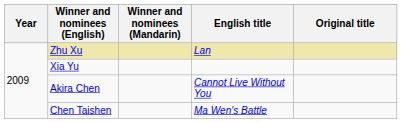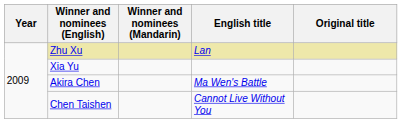(239, 88) Cannot Live Without You -> (230, 83) Ma Wen's Battle
(230, 110) Ma Wen's Battle -> (239, 104) Cannot Live Without You
